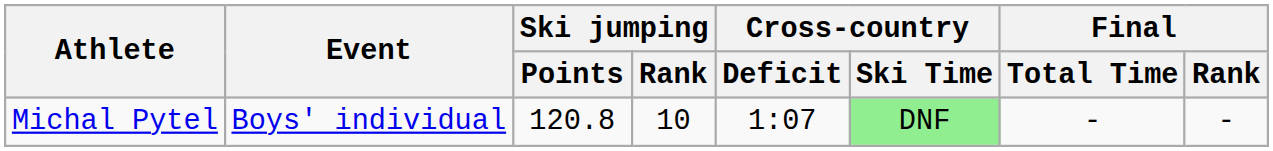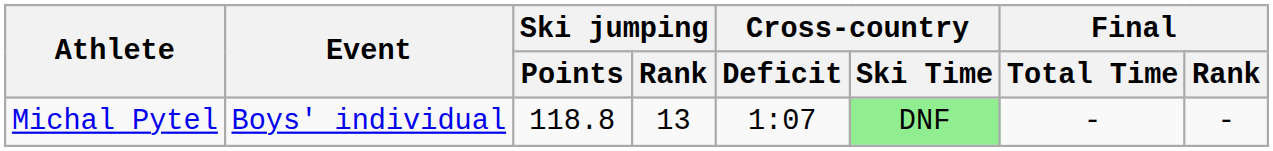(572, 122) 120.8 -> (572, 122) 118.8
(673, 122) 10 -> (673, 122) 13
